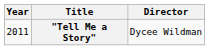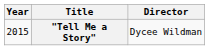(18, 32) 2011 -> (18, 32) 2015
